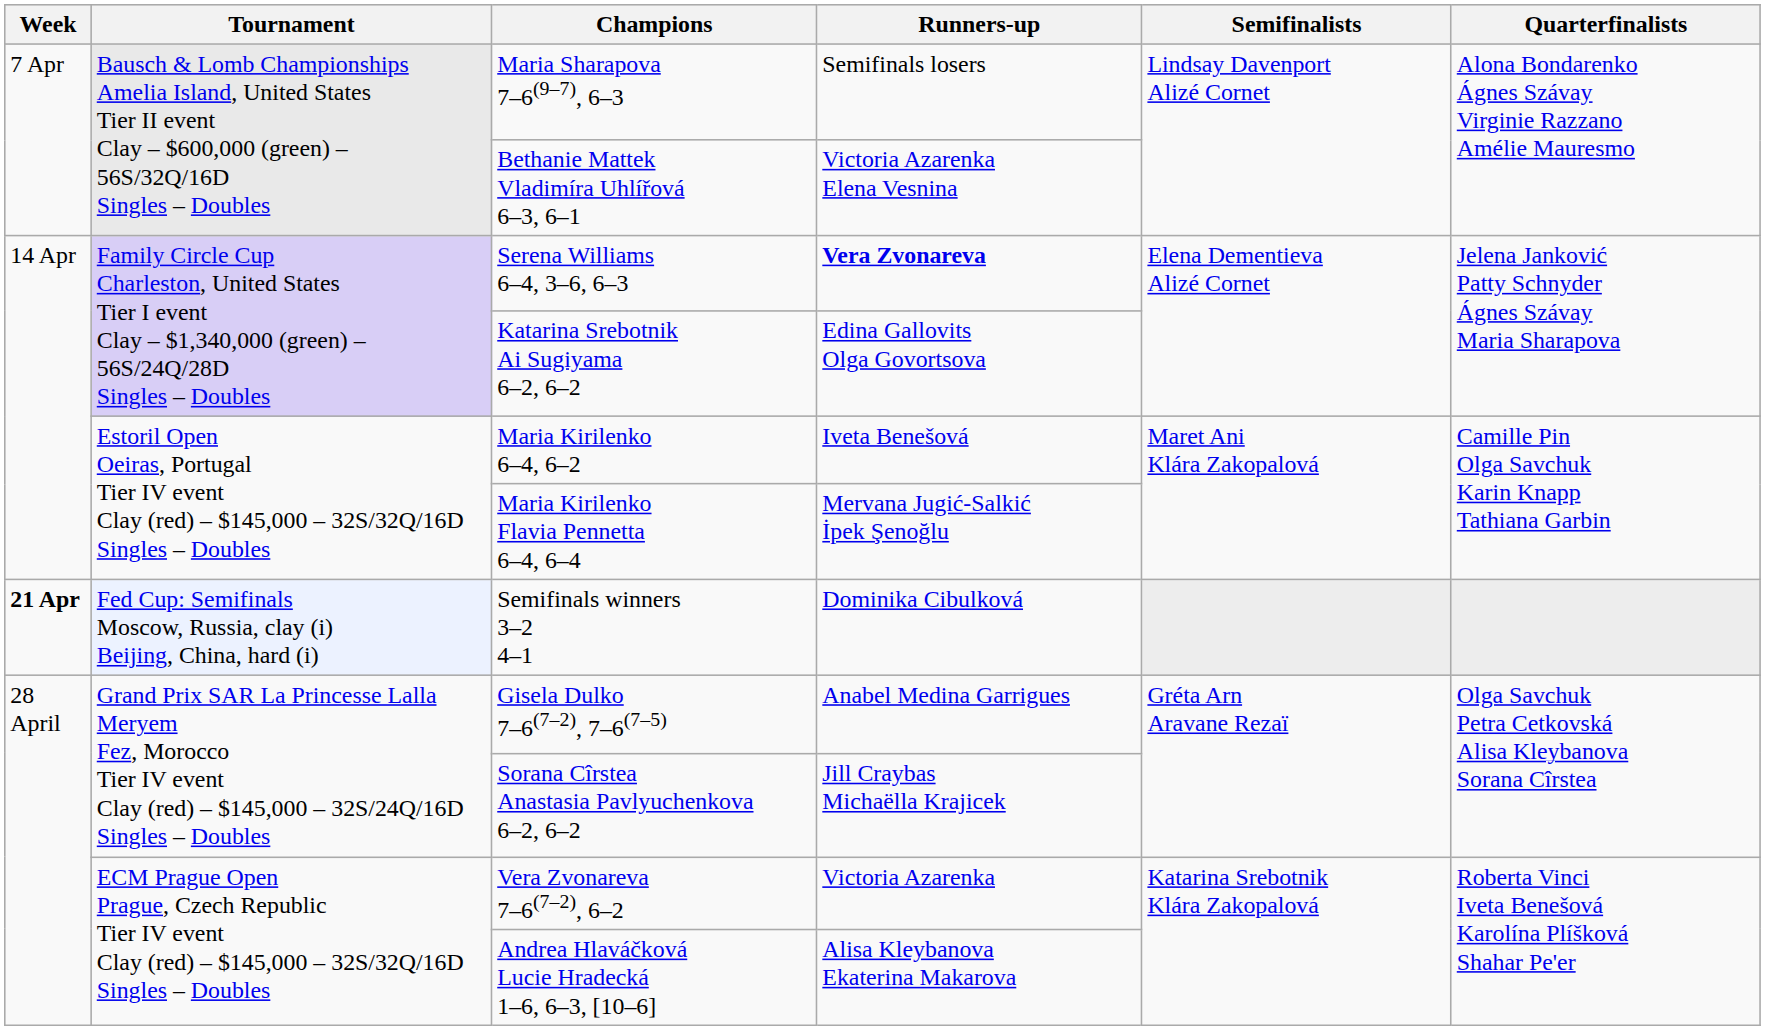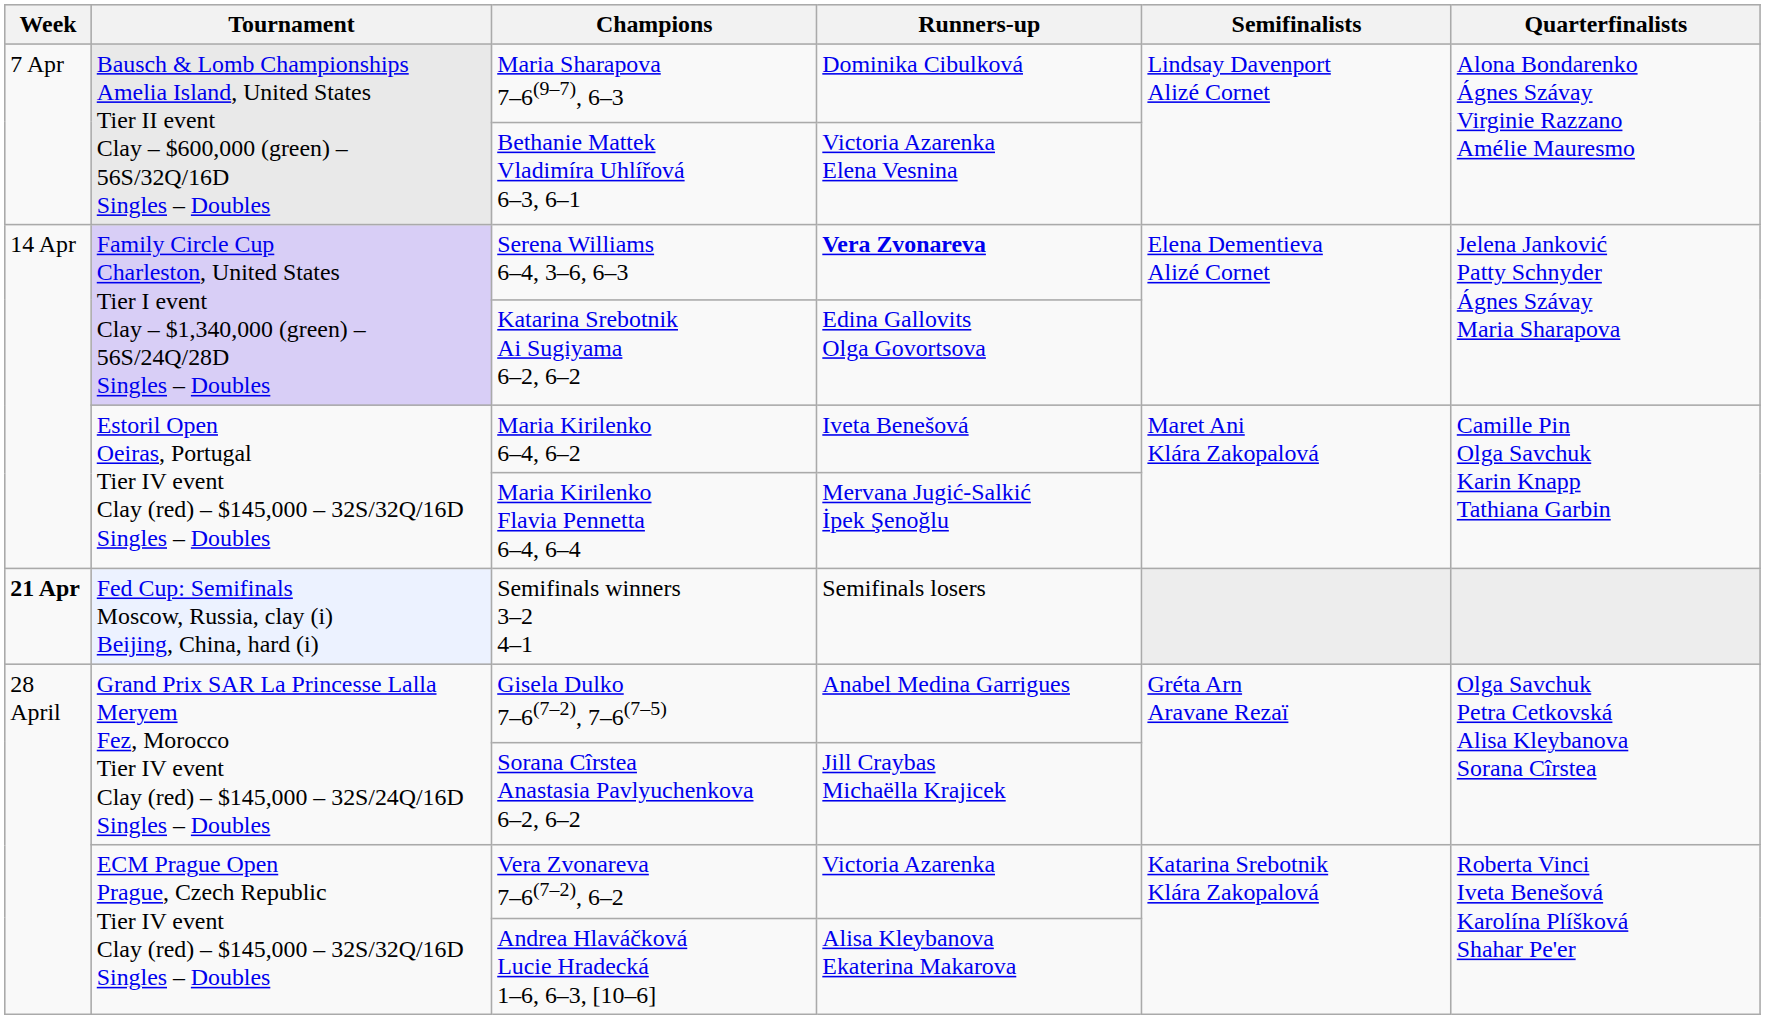(904, 63) Semifinals losers -> (923, 63) Dominika Cibulková
(923, 599) Dominika Cibulková -> (904, 588) Semifinals losers
